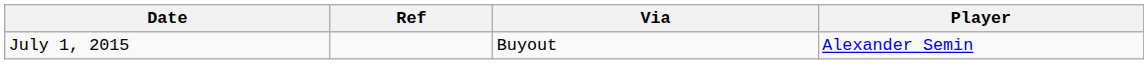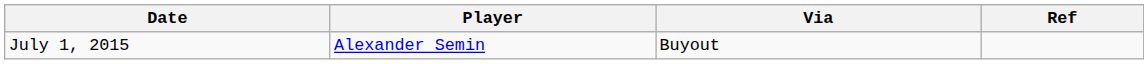columns swapped: (981, 18) <-> (411, 18)
